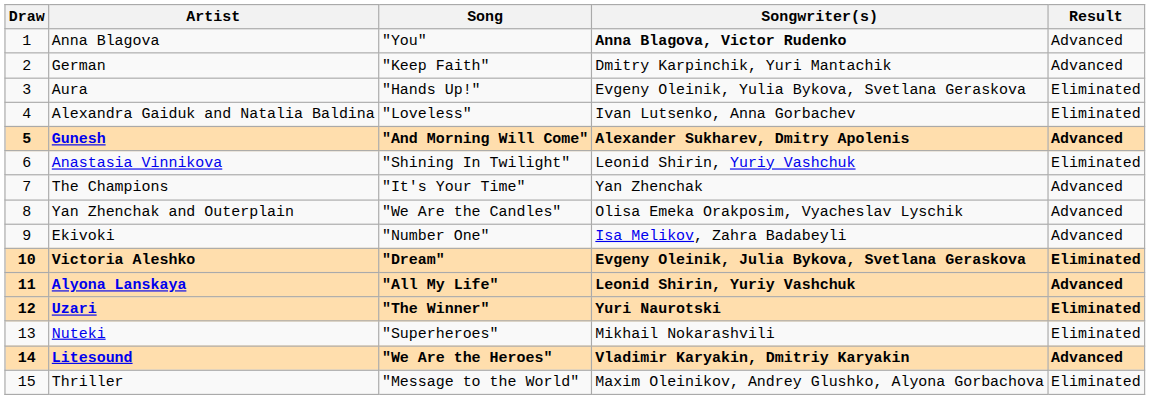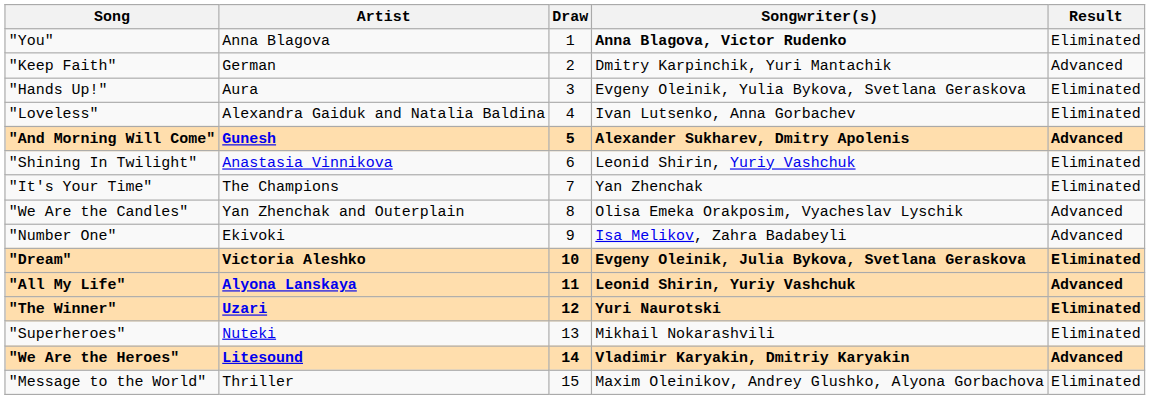columns swapped: (27, 17) <-> (485, 17)
(1087, 41) Advanced -> (1096, 41) Eliminated
(1087, 187) Advanced -> (1096, 187) Eliminated
